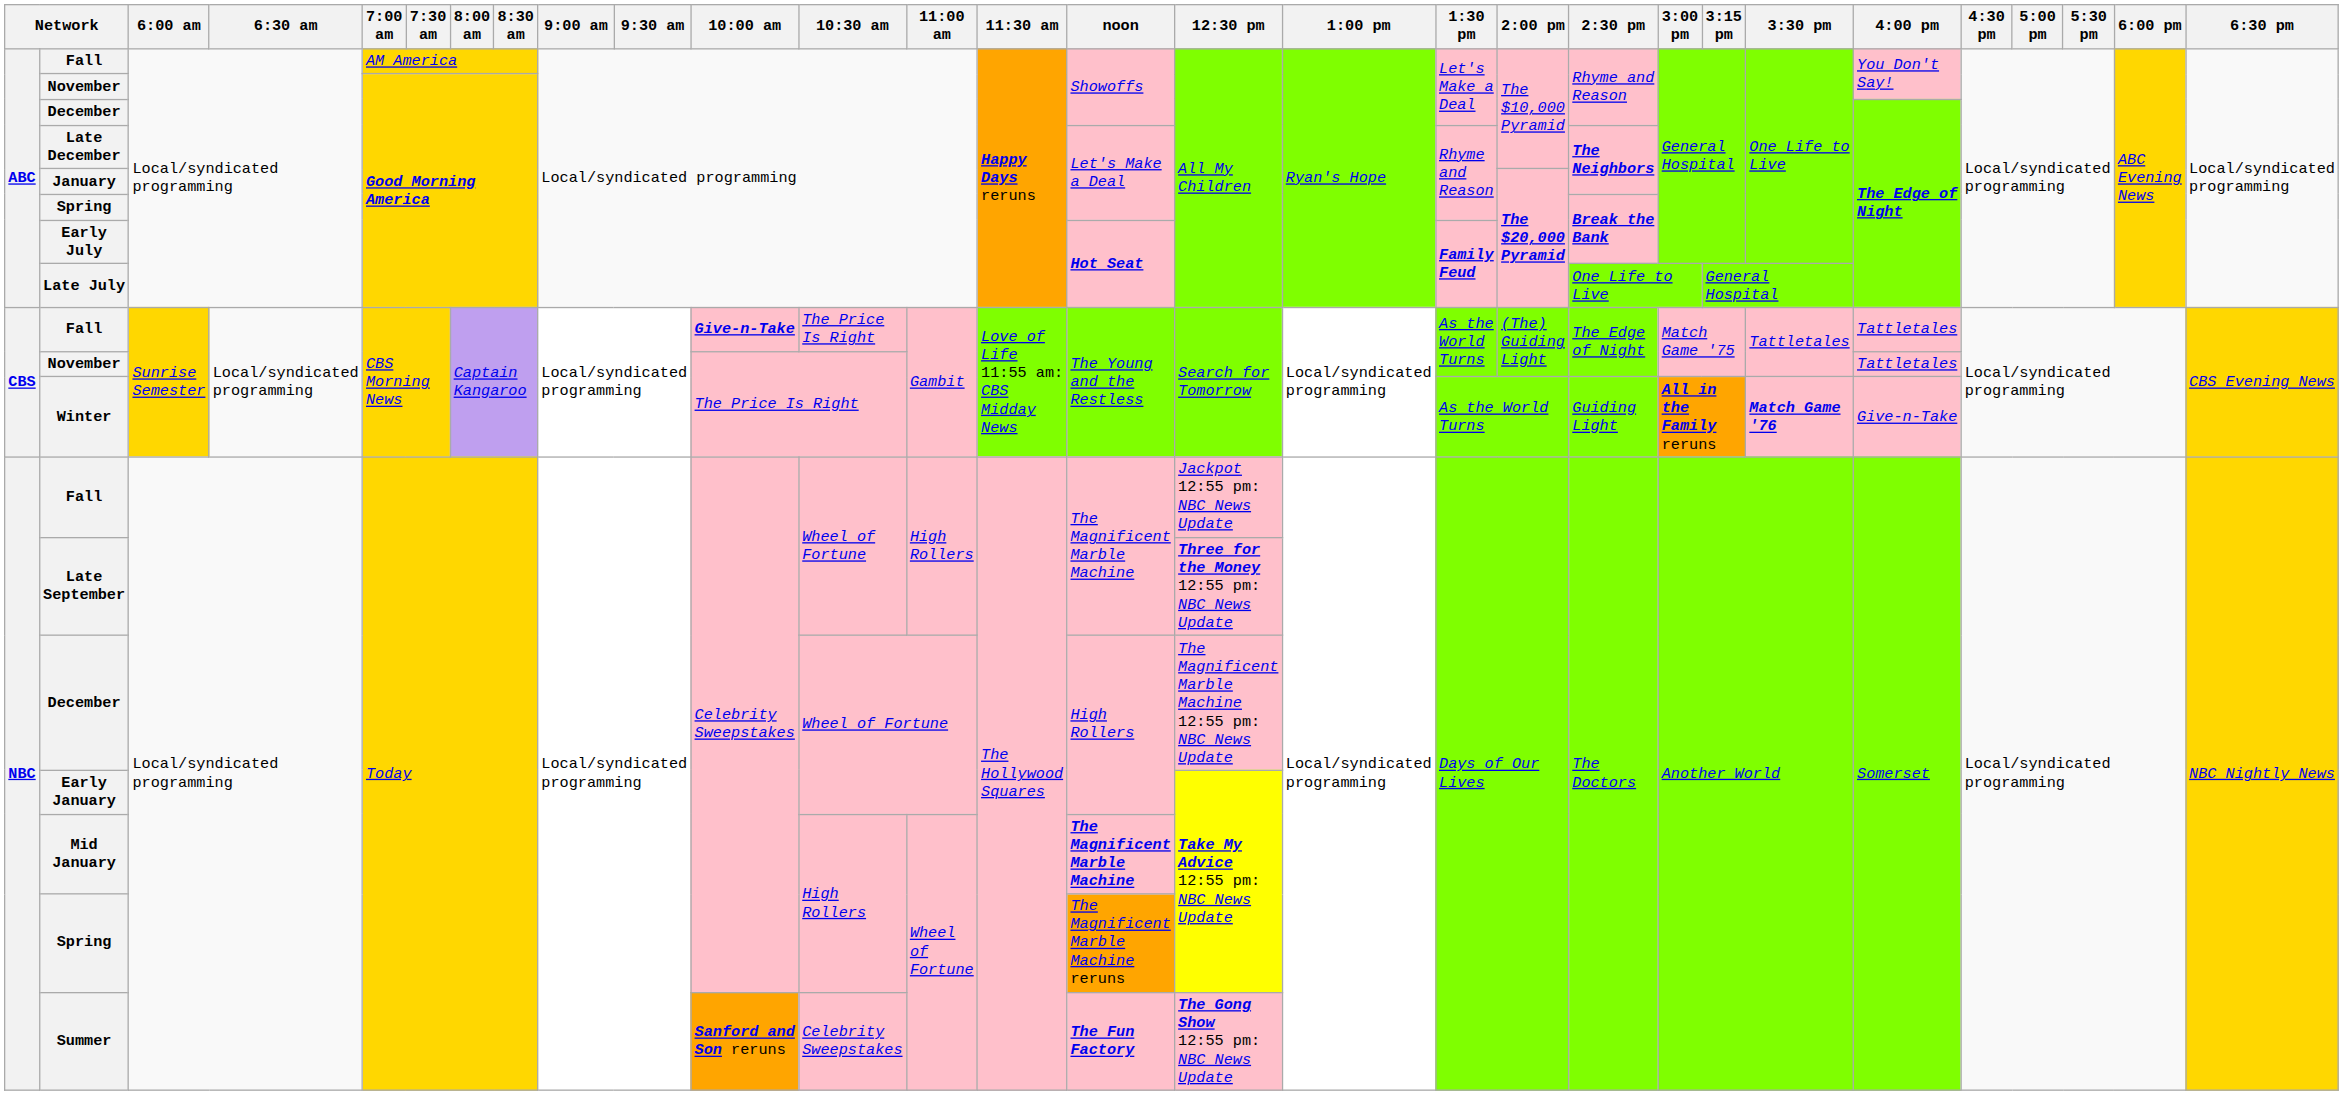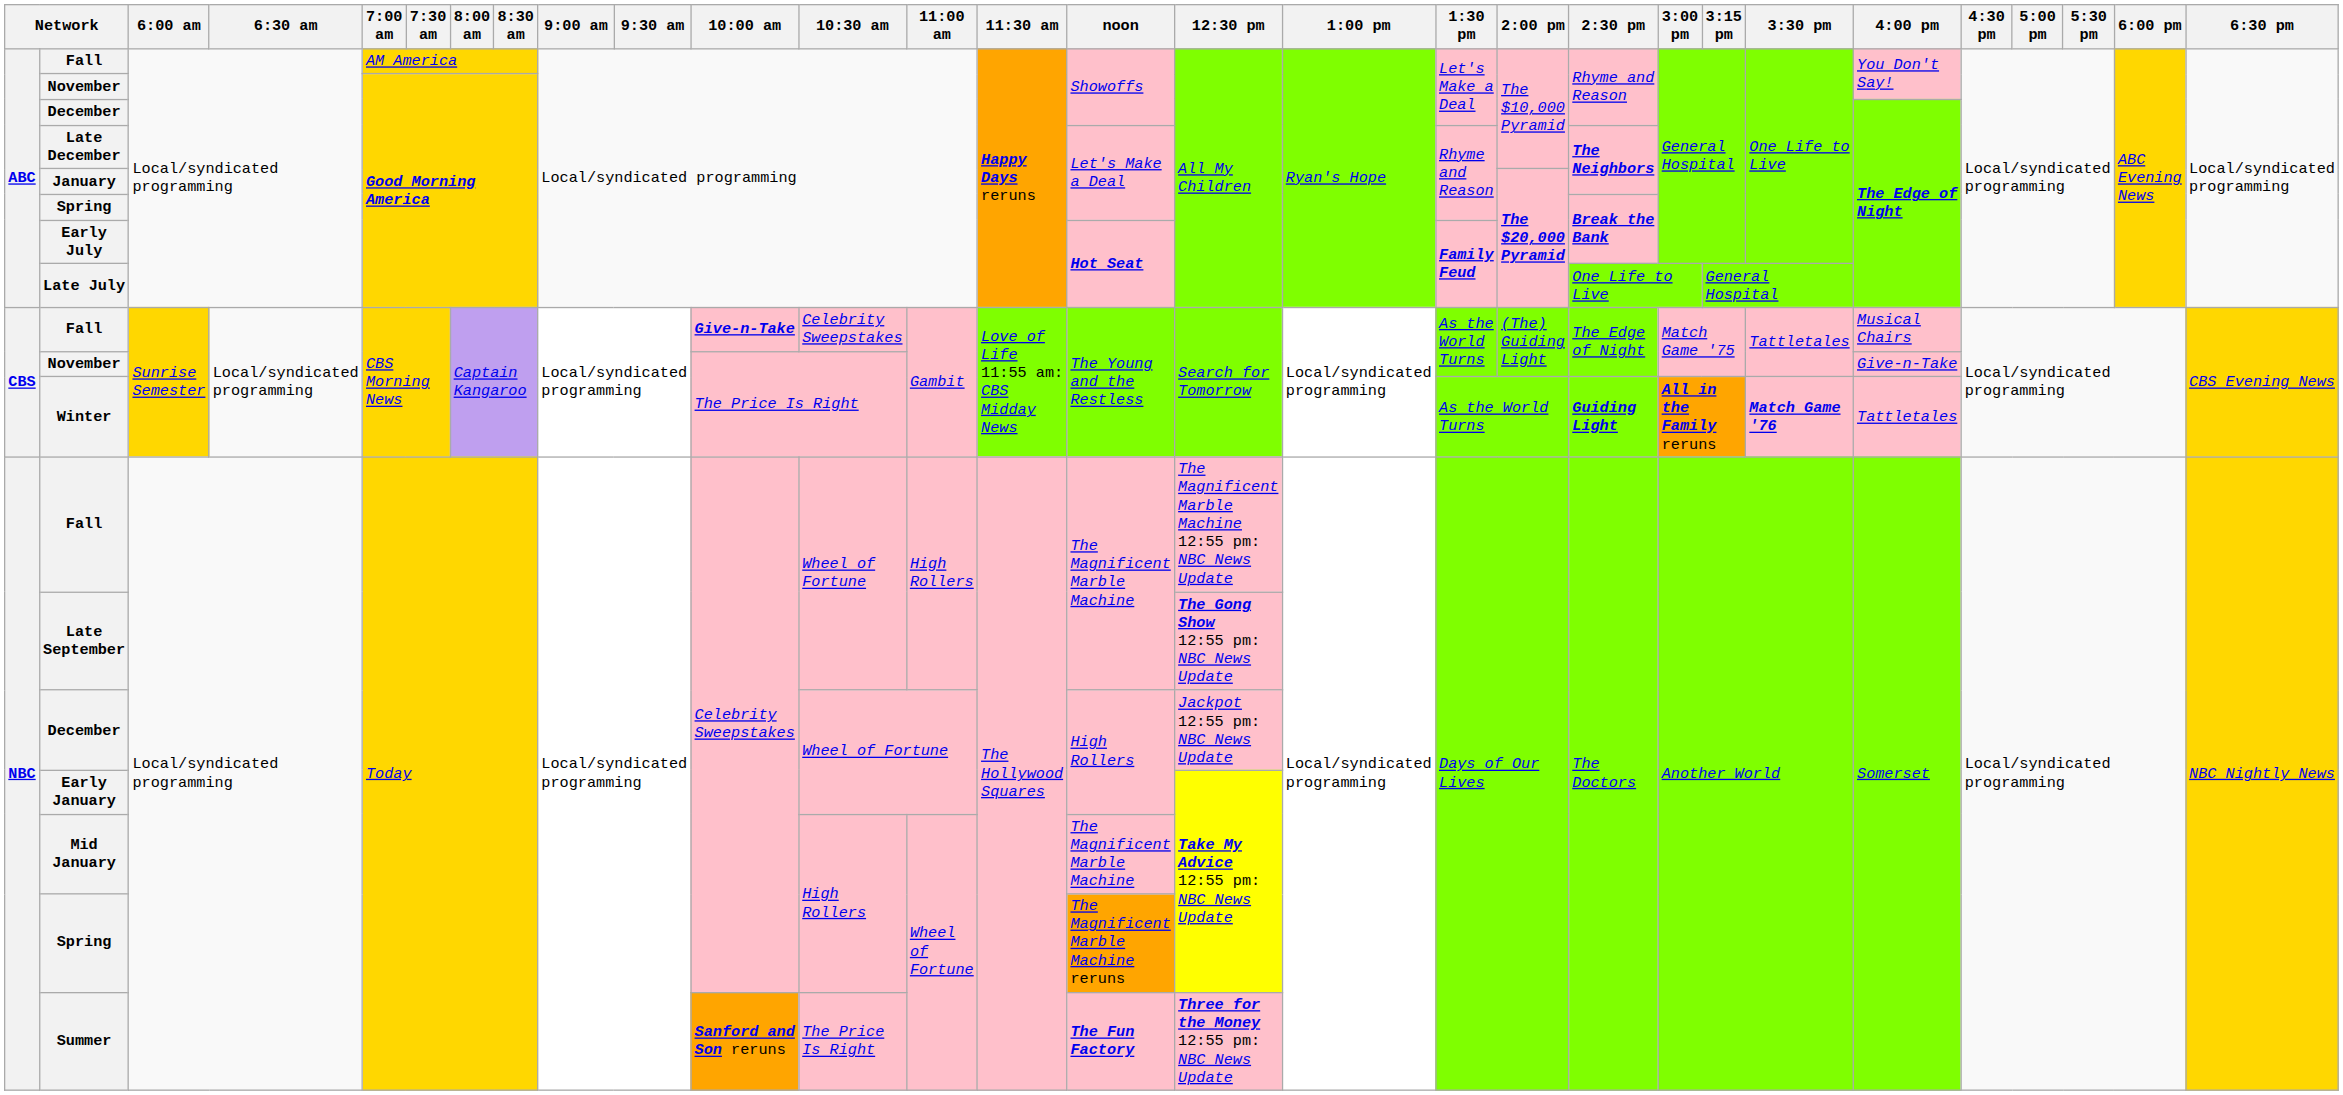(843, 329) The Price Is Right -> (852, 329) Celebrity Sweepstakes
(1907, 329) Tattletales -> (1889, 329) Musical Chairs
(1907, 364) Tattletales -> (1907, 364) Give-n-Take
(1604, 416) normal -> (1604, 416) bold
(1907, 416) Give-n-Take -> (1907, 416) Tattletales
(1219, 497) Jackpot 12:55 pm: NBC News Update -> (1228, 524) The Magnificent Marble Machine 12:55 pm: NBC News Update
(1219, 586) Three for the Money 12:55 pm: NBC News Update -> (1219, 641) The Gong Show 12:55 pm: NBC News Update
(1228, 702) The Magnificent Marble Machine 12:55 pm: NBC News Update -> (1219, 730) Jackpot 12:55 pm: NBC News Update
(1121, 854) bold -> (1121, 854) normal
(852, 1041) Celebrity Sweepstakes -> (843, 1041) The Price Is Right
(1219, 1041) The Gong Show 12:55 pm: NBC News Update -> (1219, 1041) Three for the Money 12:55 pm: NBC News Update
